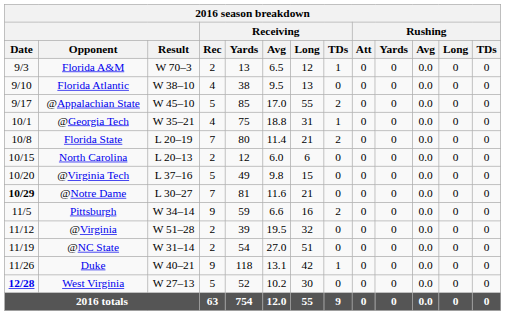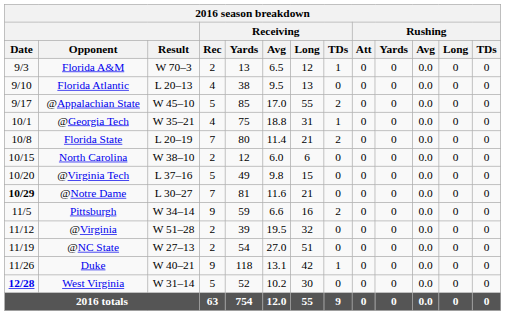(174, 85) W 38–10 -> (174, 85) L 20–13
(174, 157) L 20–13 -> (174, 157) W 38–10
(174, 247) W 31–14 -> (174, 247) W 27–13
(174, 283) W 27–13 -> (174, 283) W 31–14
